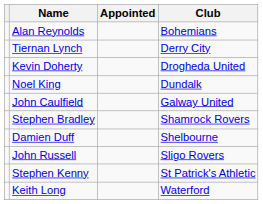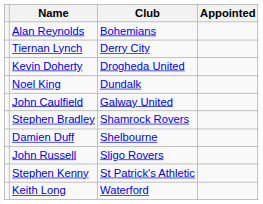columns swapped: (208, 13) <-> (128, 13)
